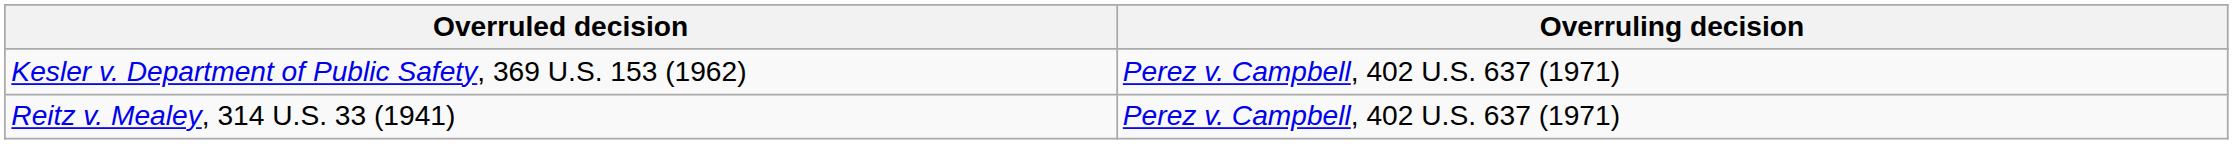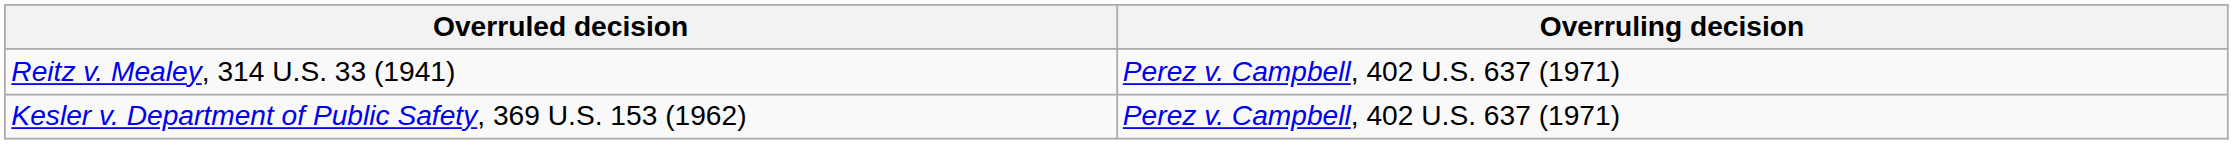rows swapped: (233, 116) <-> (379, 71)
